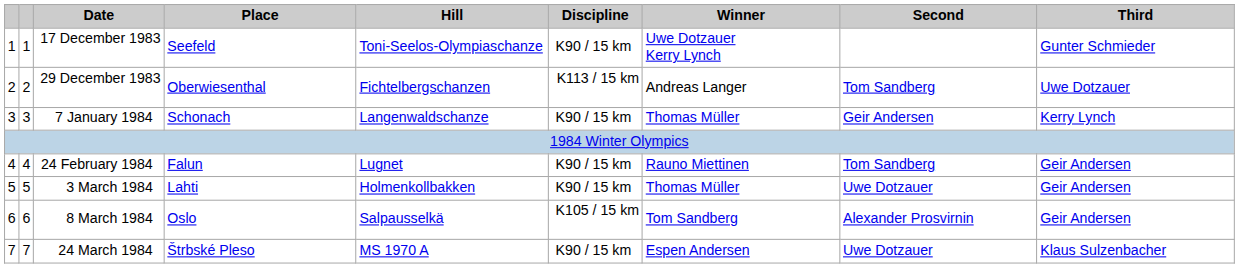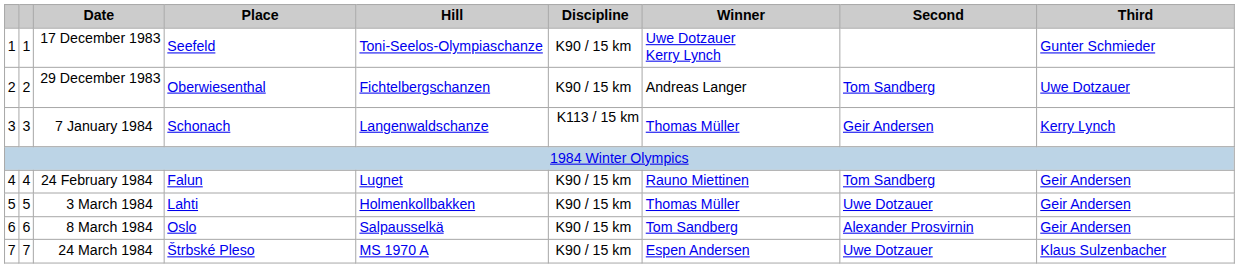(598, 86) K113 / 15 km -> (597, 86) K90 / 15 km
(597, 118) K90 / 15 km -> (598, 126) K113 / 15 km
(597, 219) K105 / 15 km -> (597, 227) K90 / 15 km
